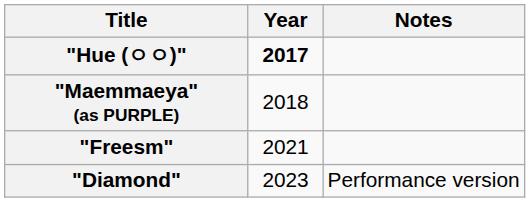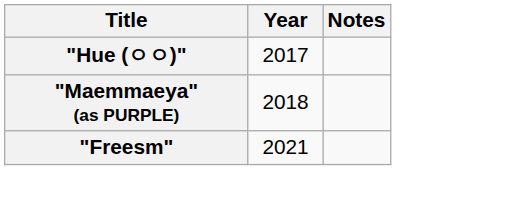(286, 55) bold -> (286, 55) normal
- row: (126, 180)
